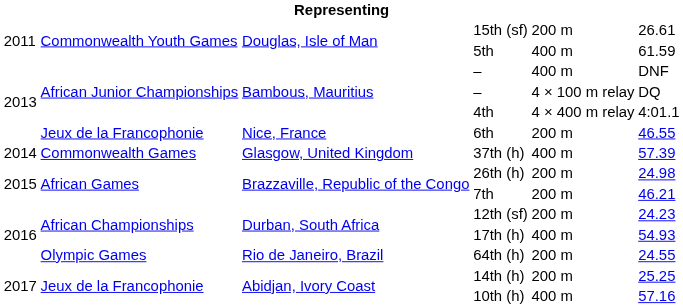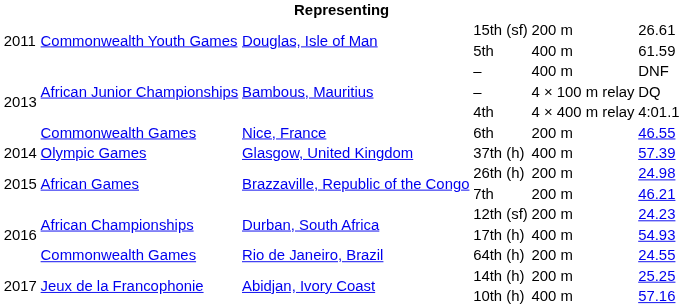(122, 132) Jeux de la Francophonie -> (118, 132) Commonwealth Games
(118, 153) Commonwealth Games -> (94, 153) Olympic Games
(94, 255) Olympic Games -> (118, 255) Commonwealth Games
